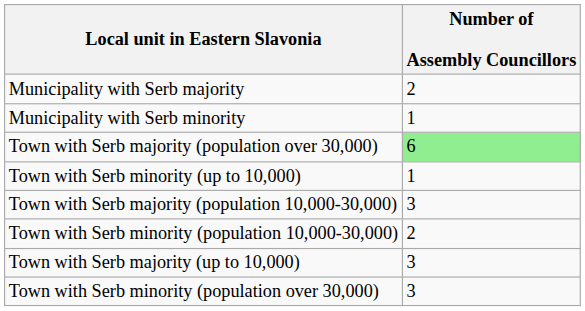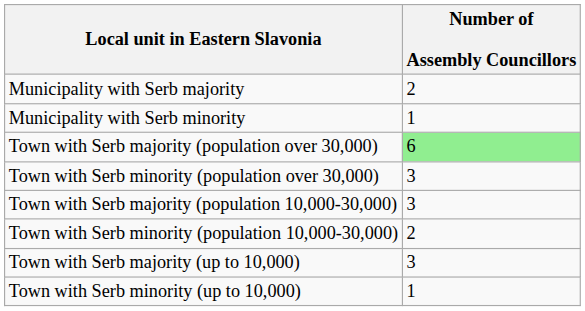rows swapped: (194, 291) <-> (155, 175)
